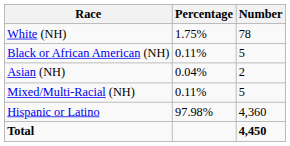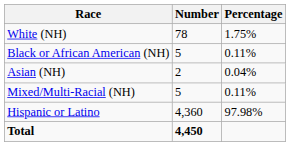columns swapped: (261, 14) <-> (204, 14)
